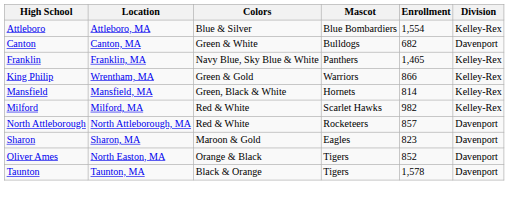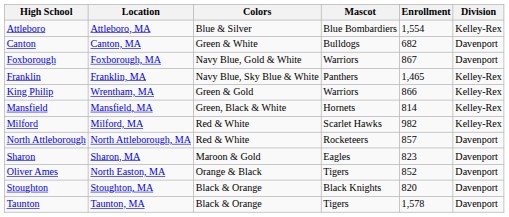+ row: (31, 60)
+ row: (27, 188)
